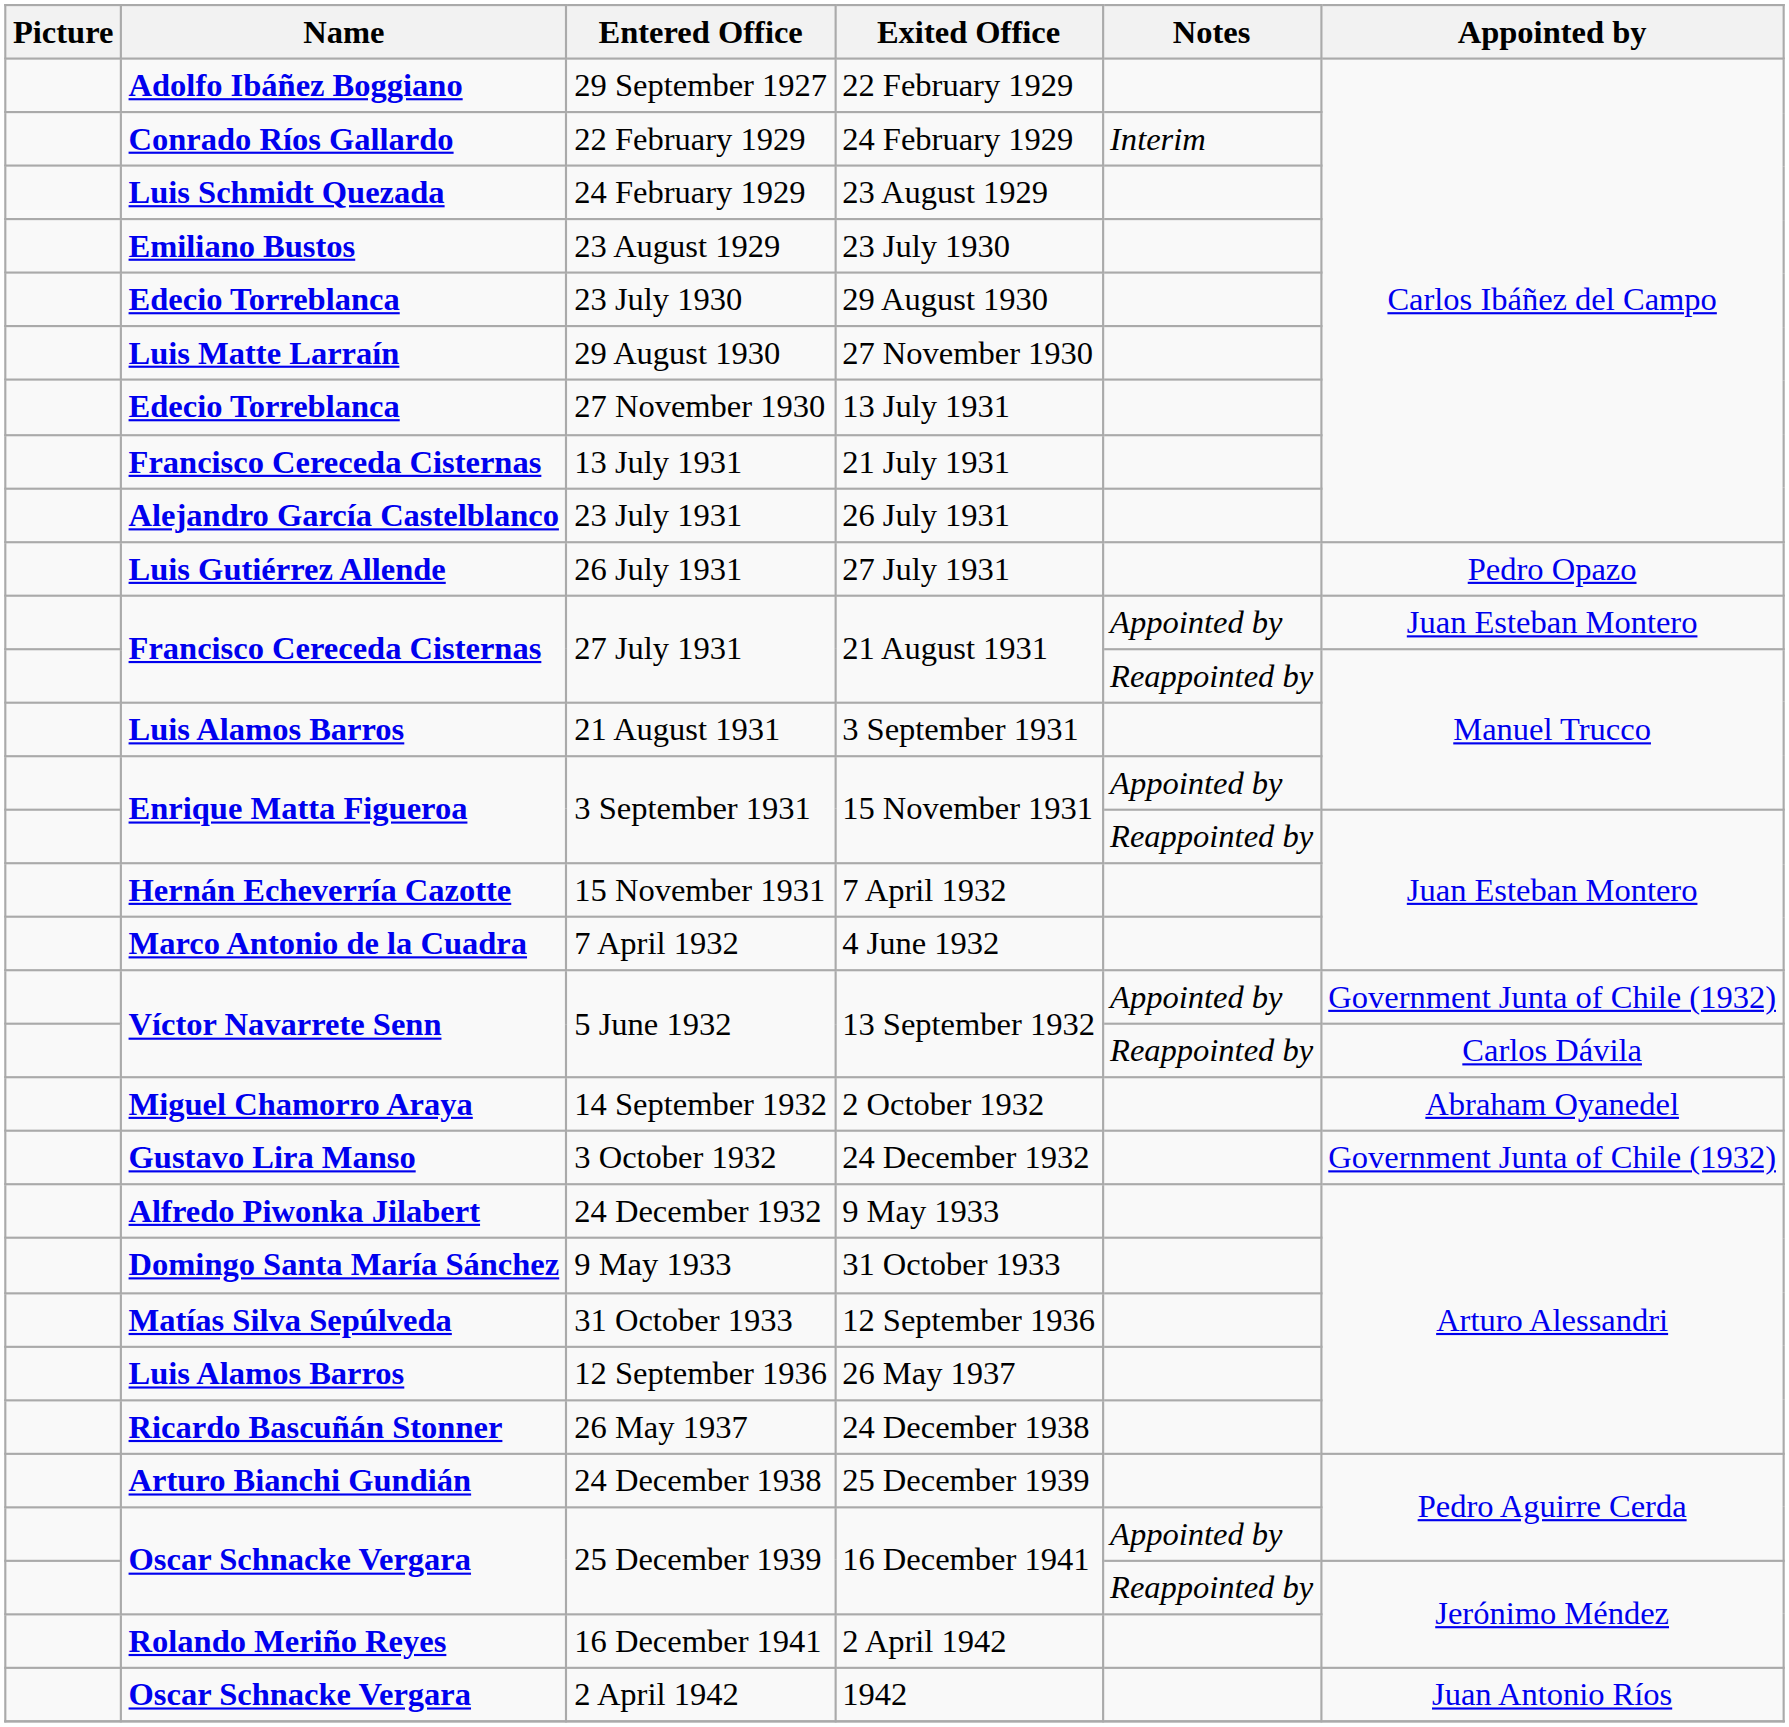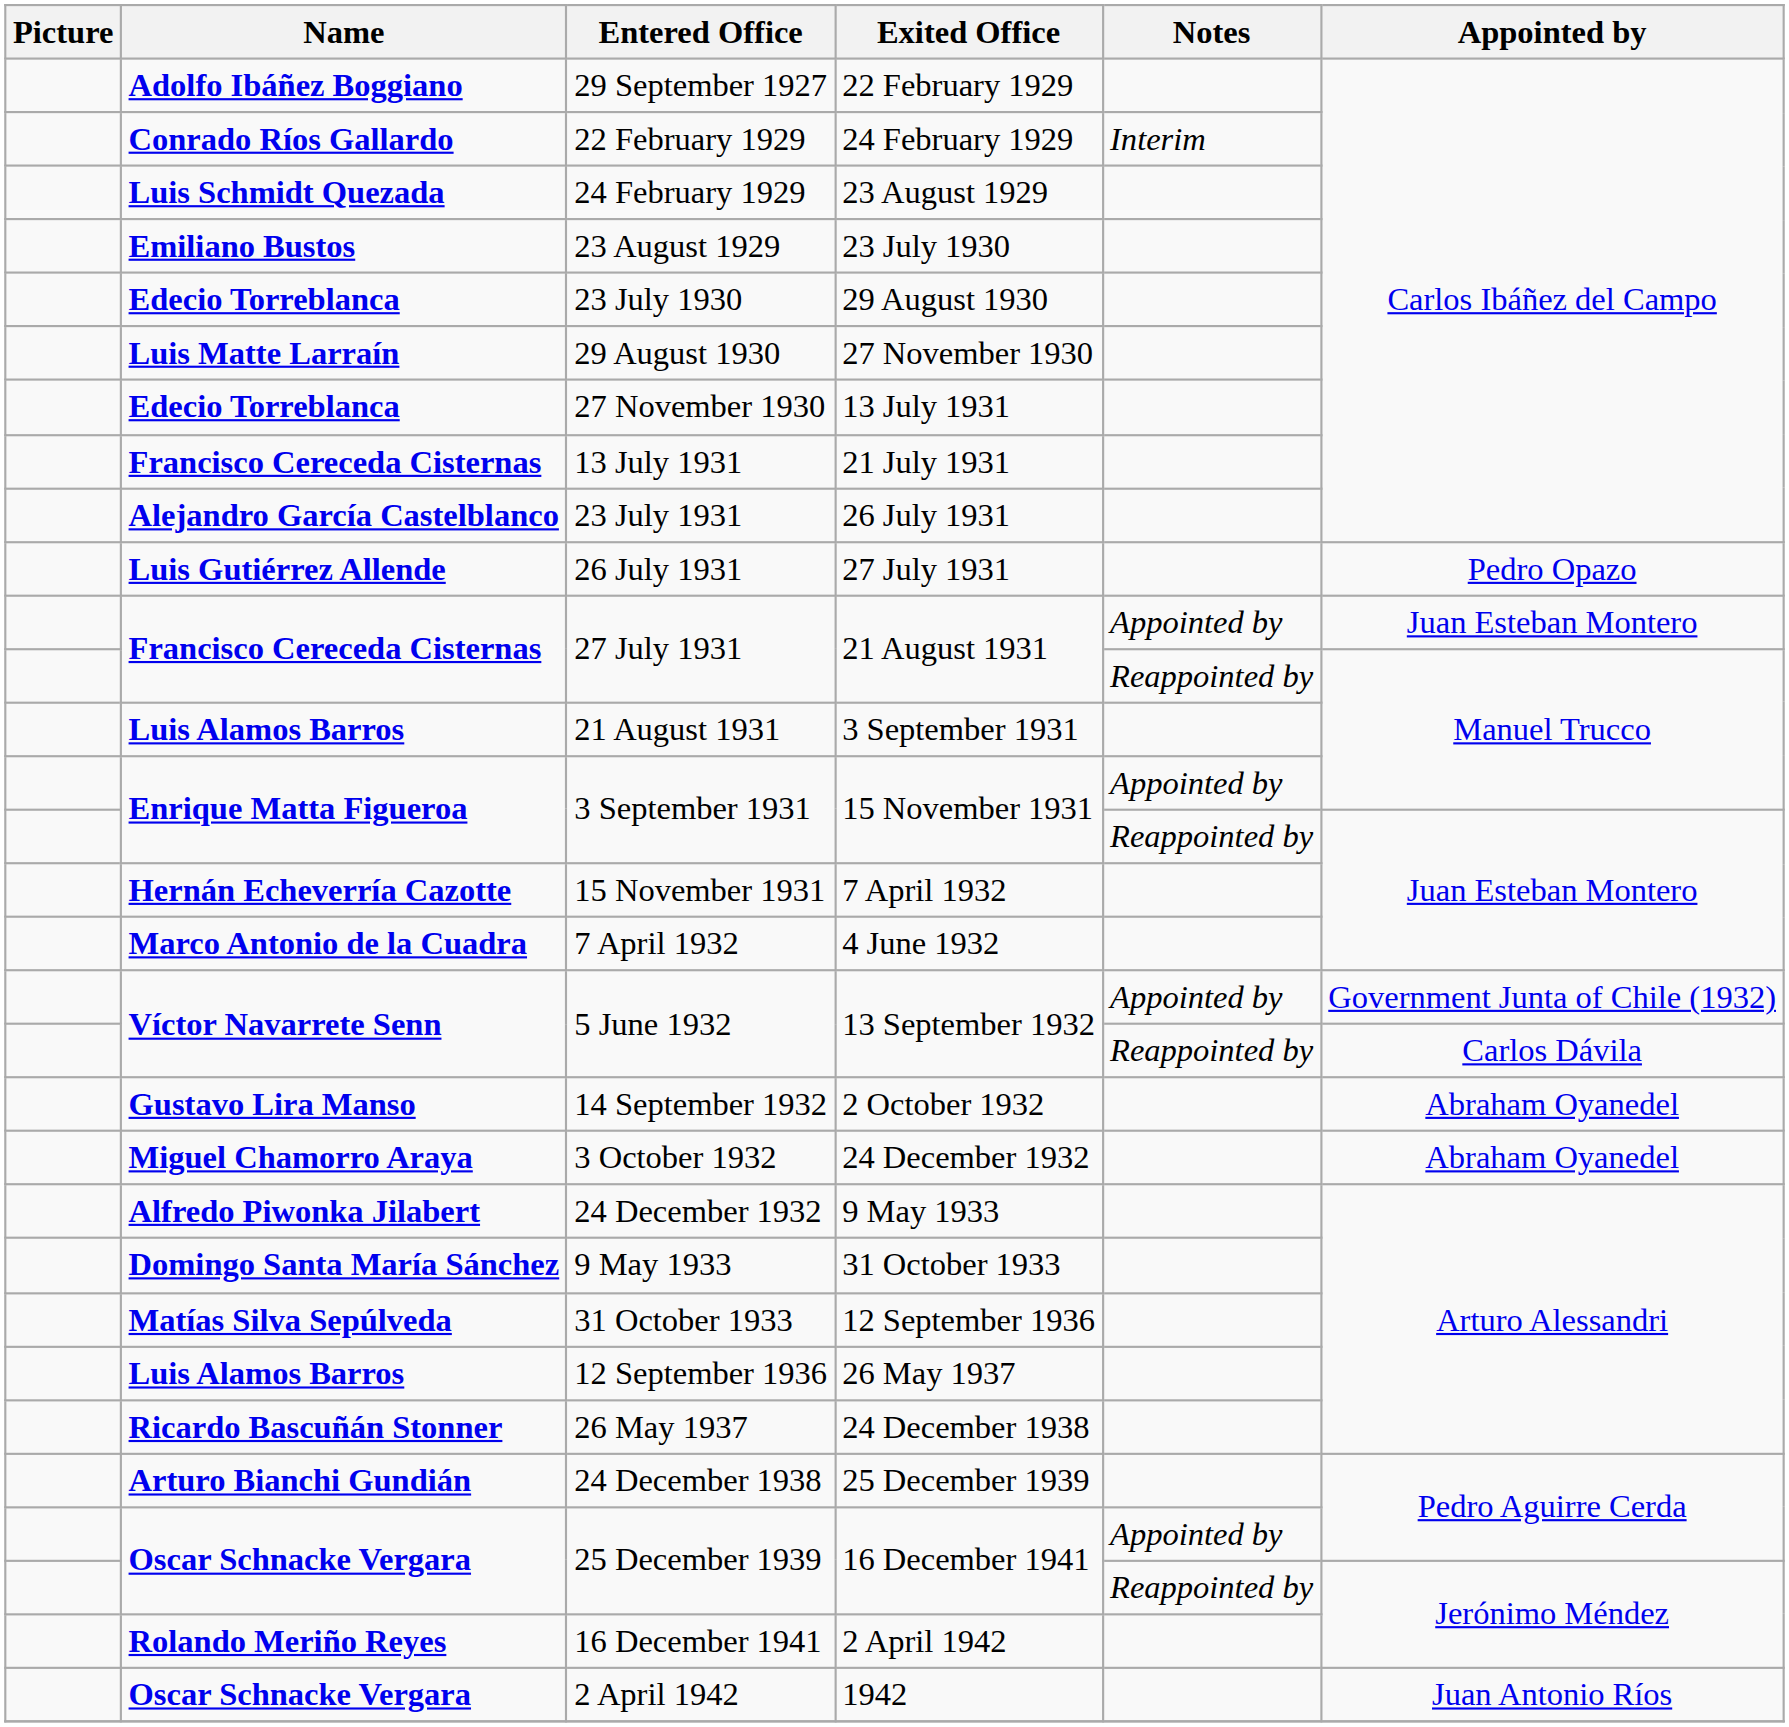(301, 1104) Miguel Chamorro Araya -> (272, 1104) Gustavo Lira Manso
(272, 1157) Gustavo Lira Manso -> (301, 1157) Miguel Chamorro Araya
(1552, 1157) Government Junta of Chile (1932) -> (1552, 1157) Abraham Oyanedel
